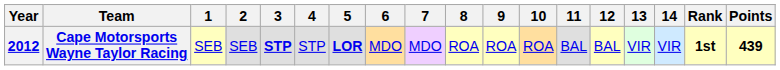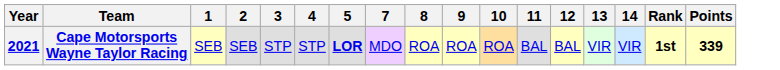- column: (386, 15)
(24, 45) 2012 -> (24, 45) 2021
(278, 45) bold -> (278, 45) normal
(751, 45) 439 -> (711, 45) 339
